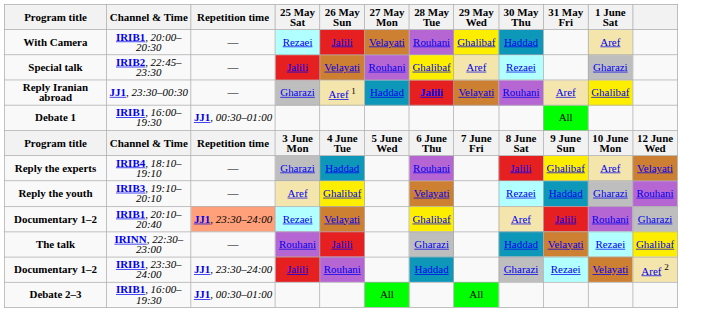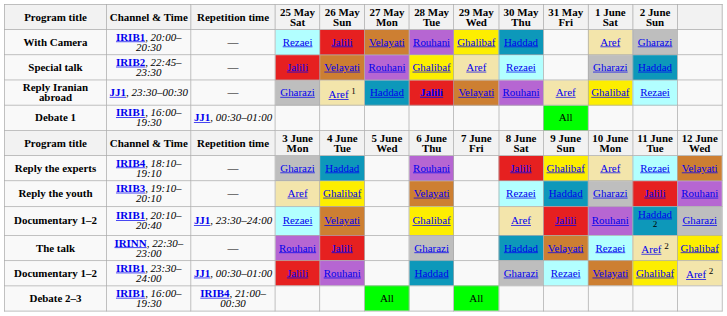+ column: (655, 17)
(233, 219) lightsalmon background -> (233, 221) no background
(233, 269) JJ1, 23:30–24:00 -> (233, 273) JJ1, 00:30–01:00
(233, 295) JJ1, 00:30–01:00 -> (233, 298) IRIB4, 21:00–00:30
